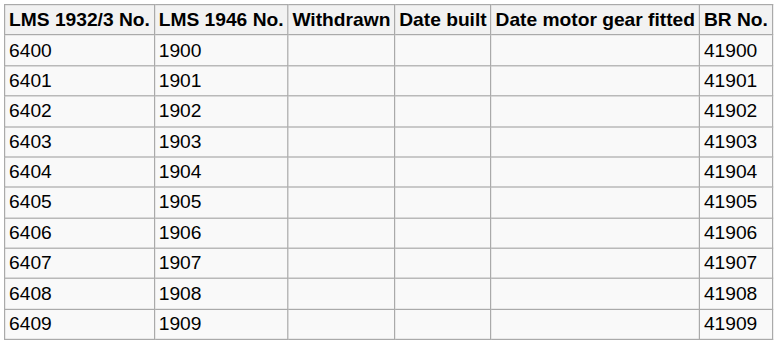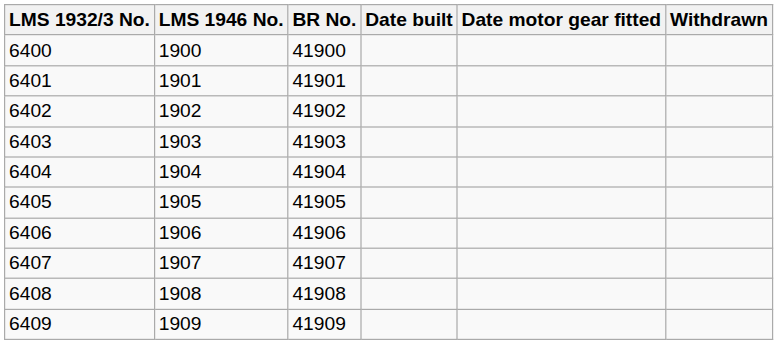columns swapped: (736, 19) <-> (341, 19)
